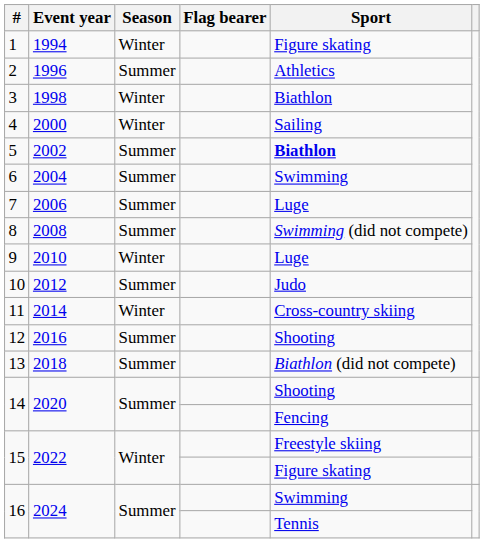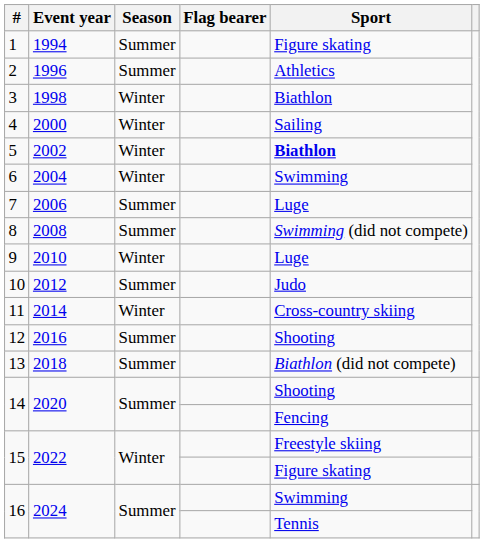(142, 44) Winter -> (147, 44) Summer
(147, 151) Summer -> (142, 151) Winter
(147, 177) Summer -> (142, 177) Winter
